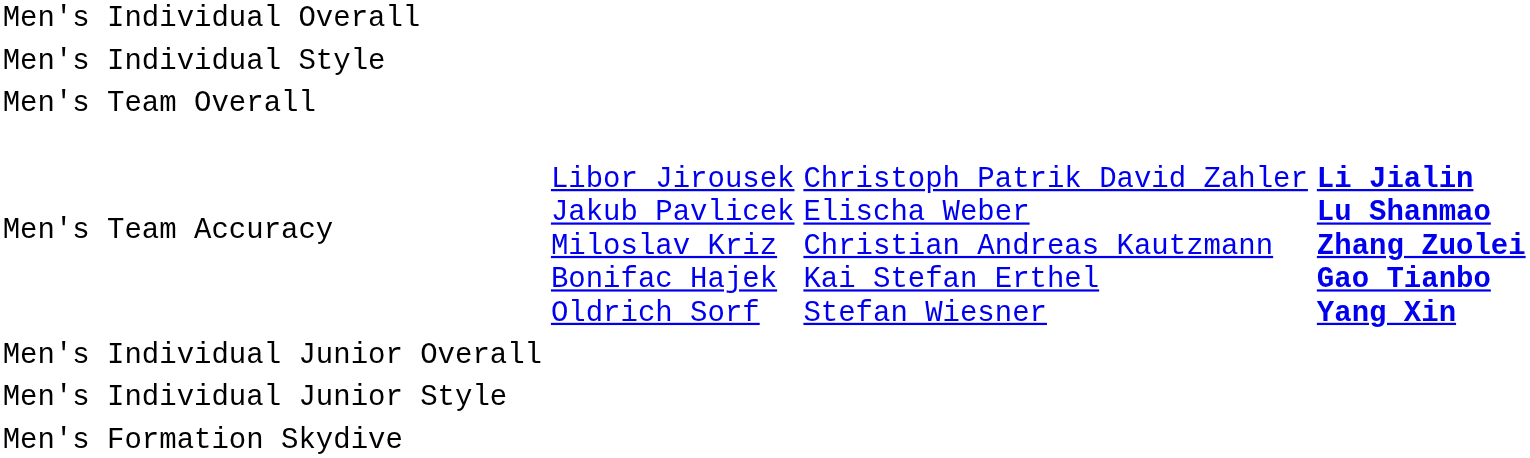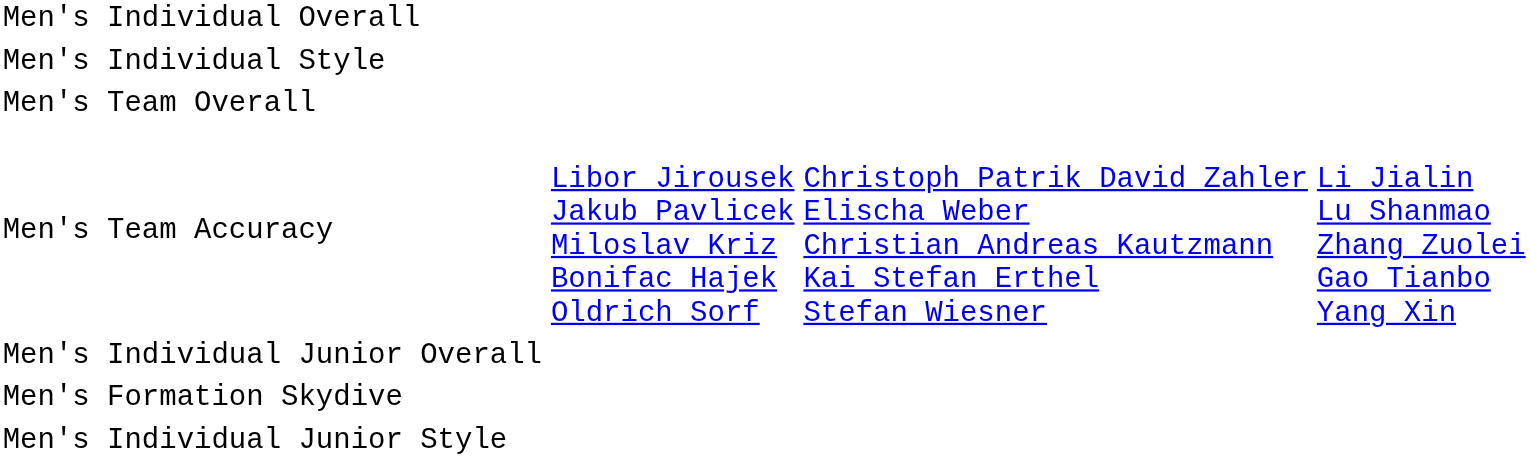(1421, 246) bold -> (1421, 246) normal
rows swapped: (255, 398) <-> (203, 440)
